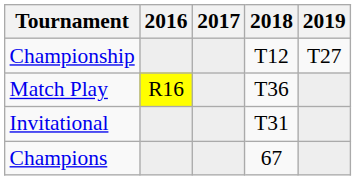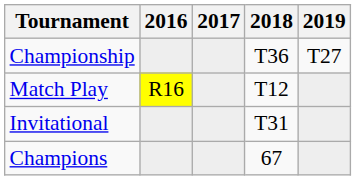(272, 55) T12 -> (272, 55) T36
(272, 89) T36 -> (272, 89) T12
